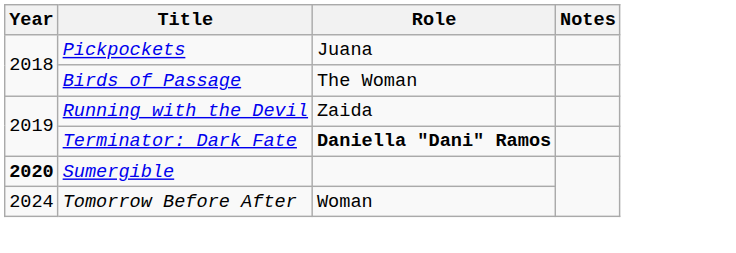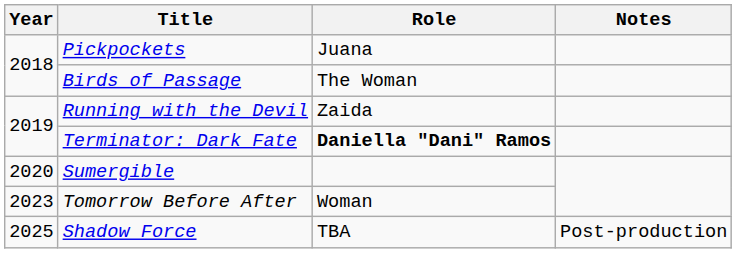(31, 171) bold -> (31, 171) normal
(31, 202) 2024 -> (31, 202) 2023
+ row: (130, 232)
